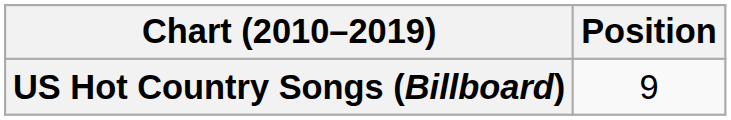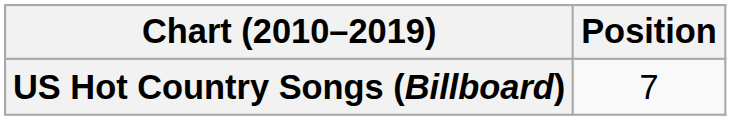(649, 86) 9 -> (649, 86) 7
